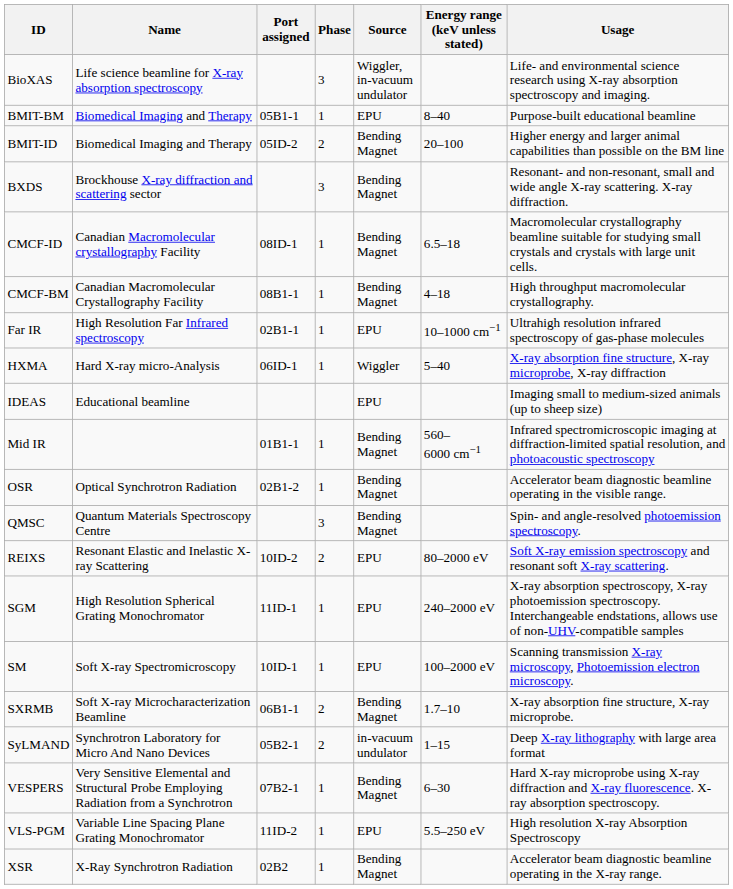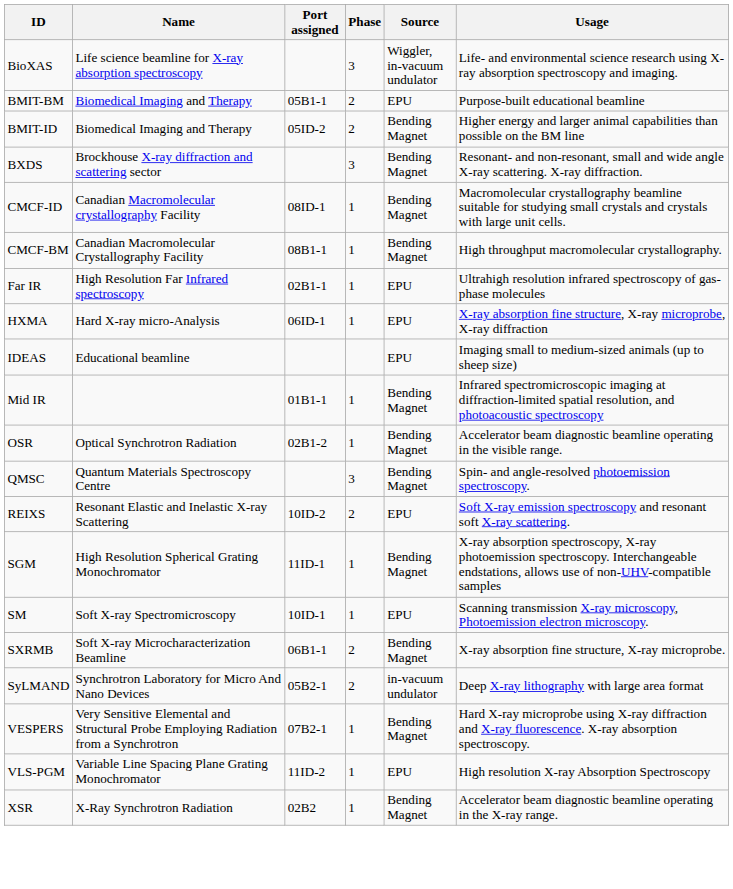- column: (464, 29)
(321, 115) 1 -> (352, 100) 2
(378, 365) Wiggler -> (400, 321) EPU
(369, 608) EPU -> (409, 564) Bending Magnet
